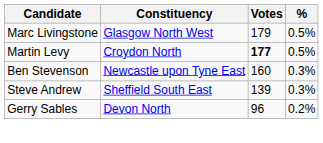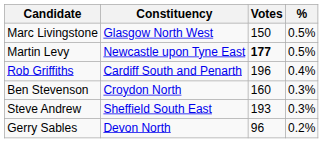(261, 33) 179 -> (261, 33) 150
(142, 52) Croydon North -> (174, 52) Newcastle upon Tyne East
+ row: (40, 71)
(174, 71) Newcastle upon Tyne East -> (142, 90) Croydon North
(261, 90) 139 -> (261, 109) 193
